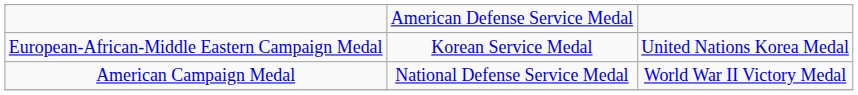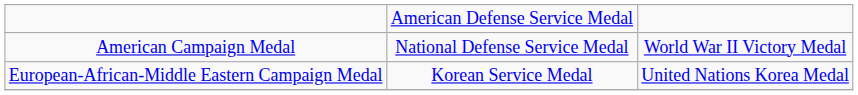rows swapped: (196, 75) <-> (196, 47)
